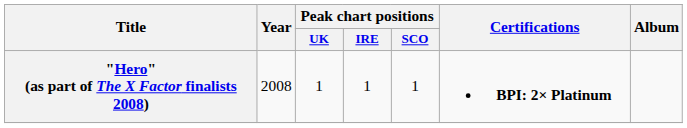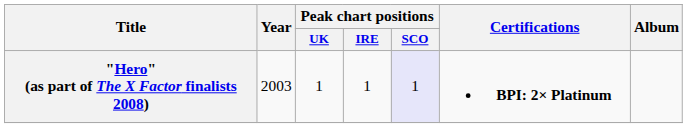(276, 86) 2008 -> (276, 86) 2003
(415, 86) no background -> (415, 86) lavender background
